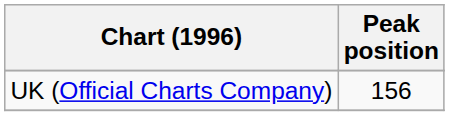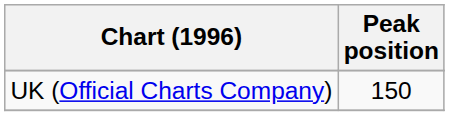(391, 90) 156 -> (391, 90) 150
